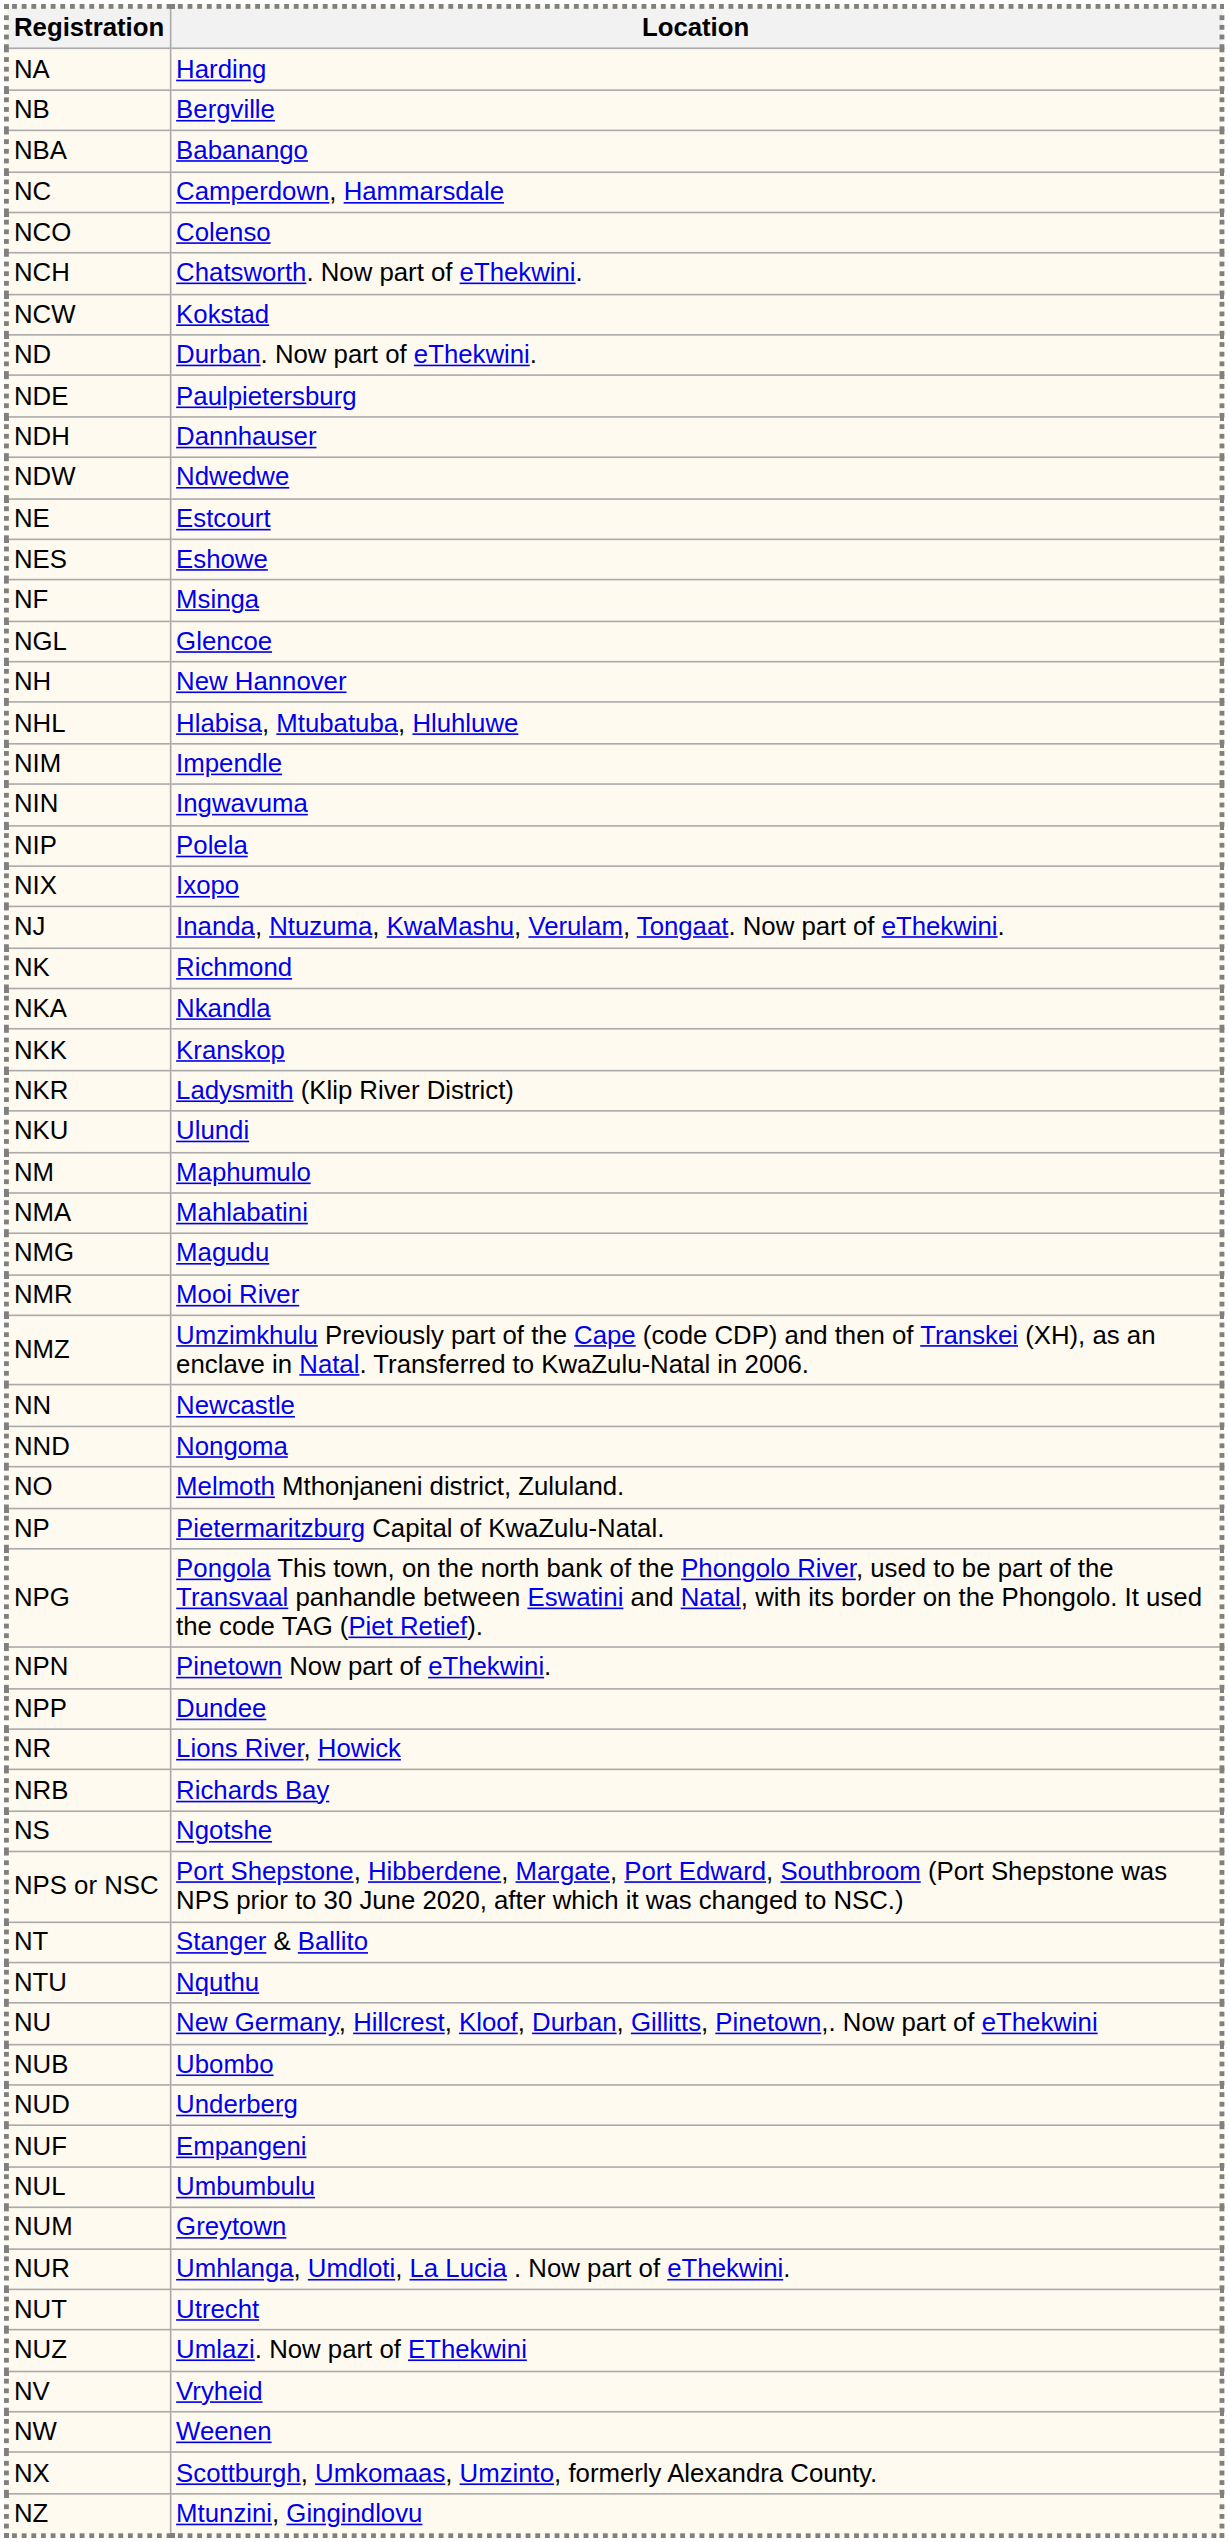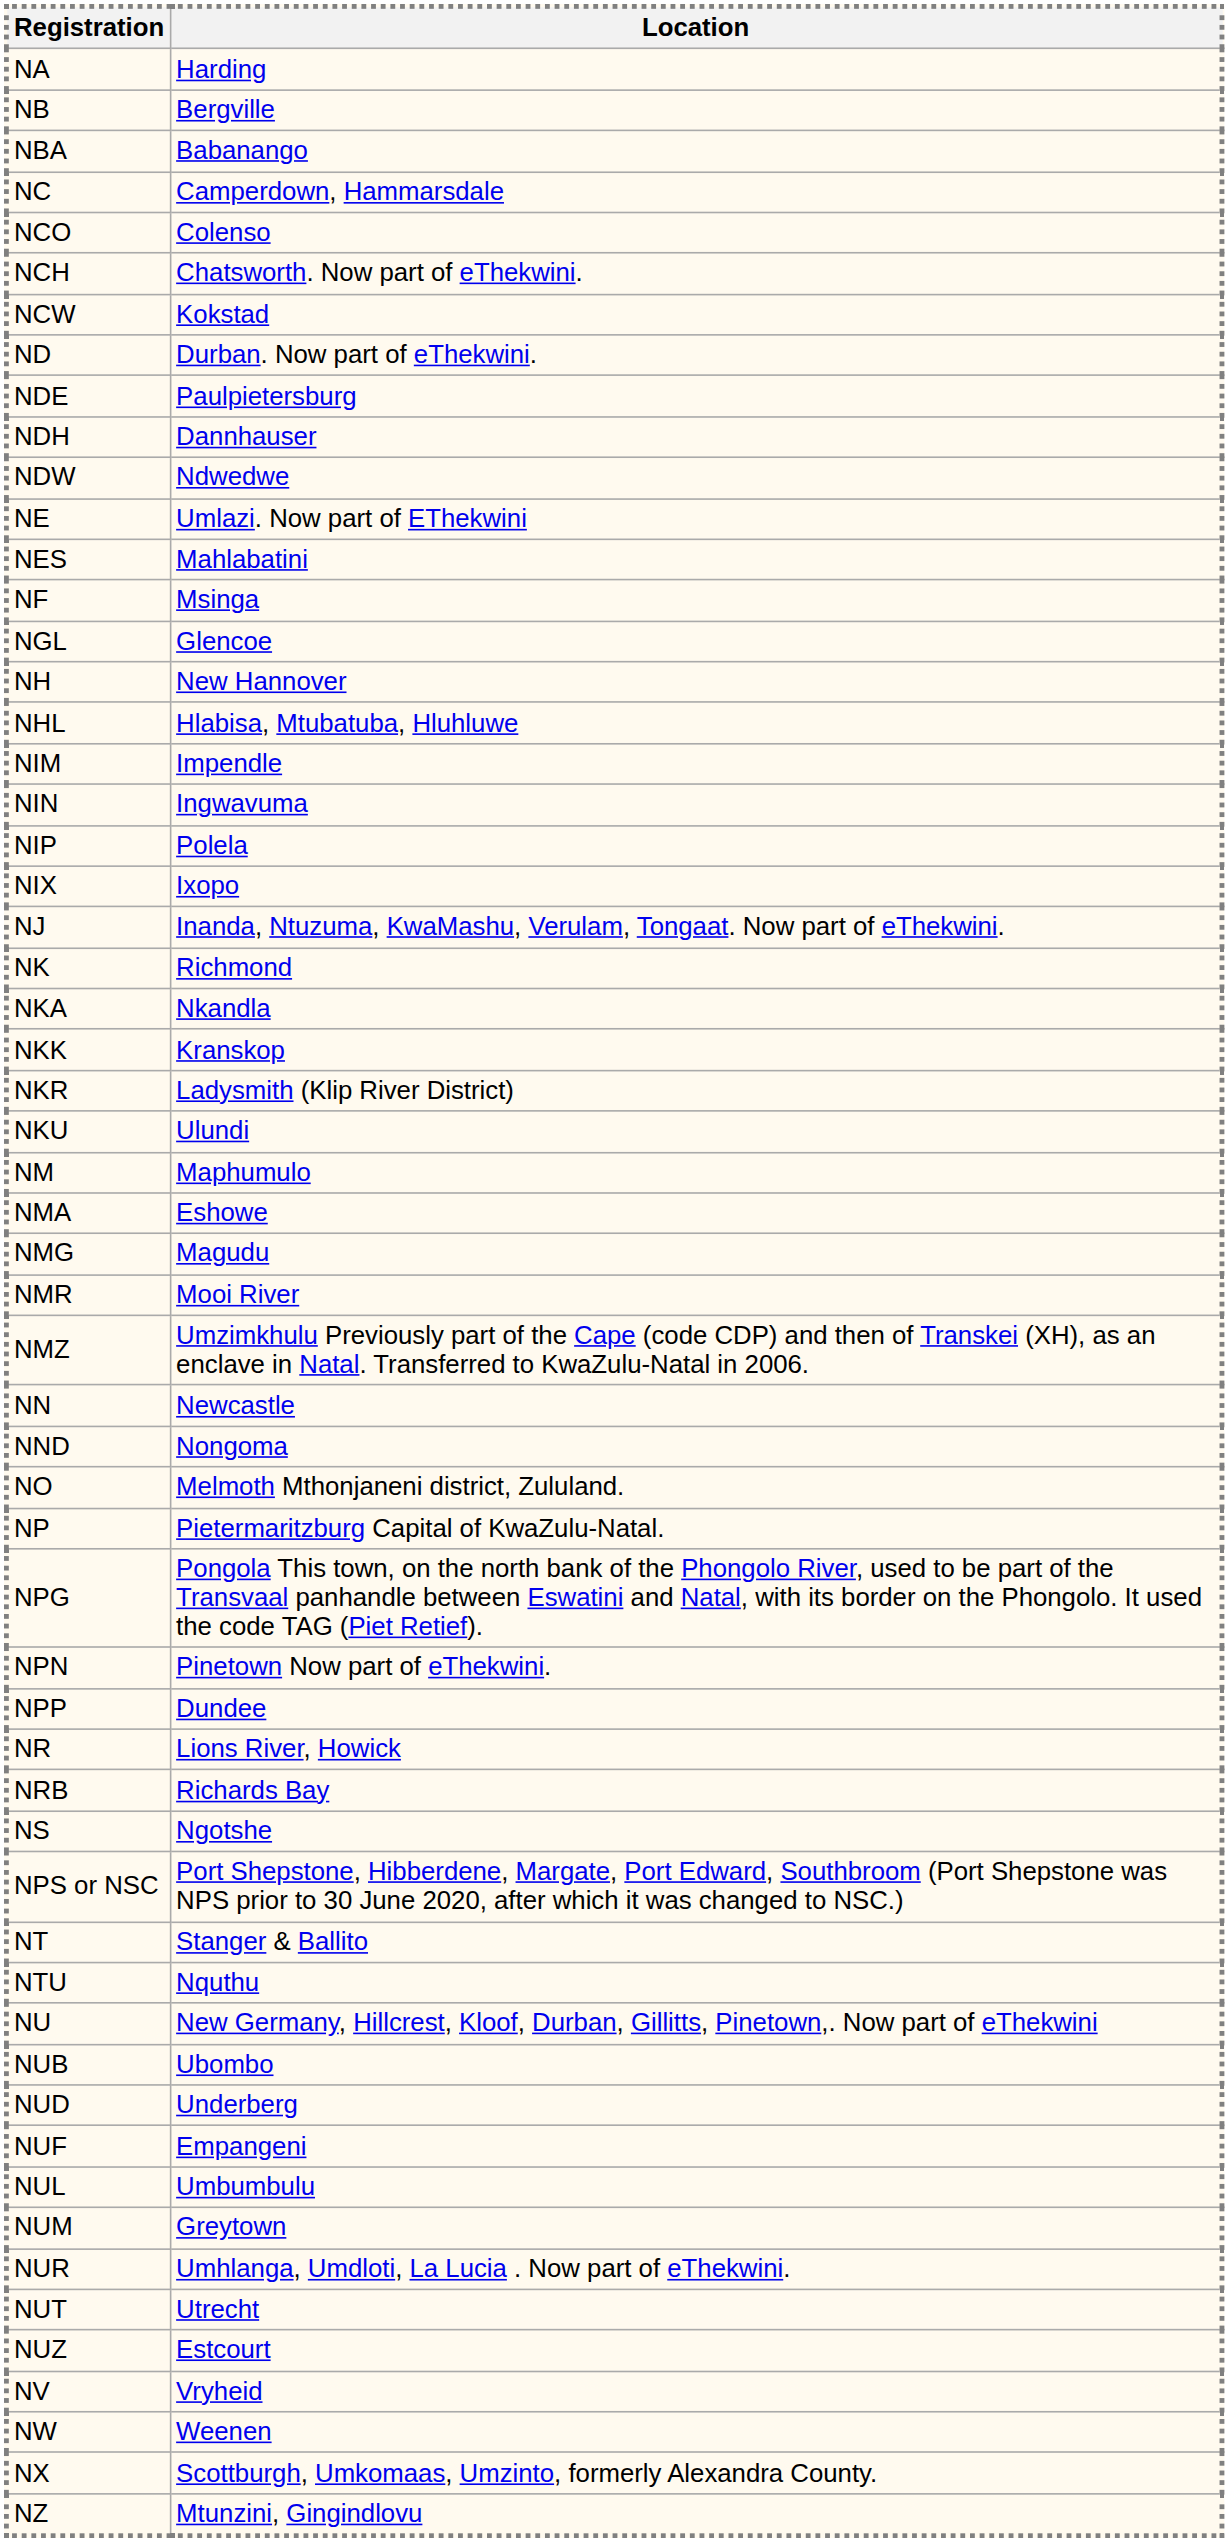(223, 518) Estcourt -> (351, 518) Umlazi. Now part of EThekwini
(222, 559) Eshowe -> (242, 559) Mahlabatini
(242, 1212) Mahlabatini -> (222, 1212) Eshowe
(351, 2350) Umlazi. Now part of EThekwini -> (223, 2350) Estcourt
